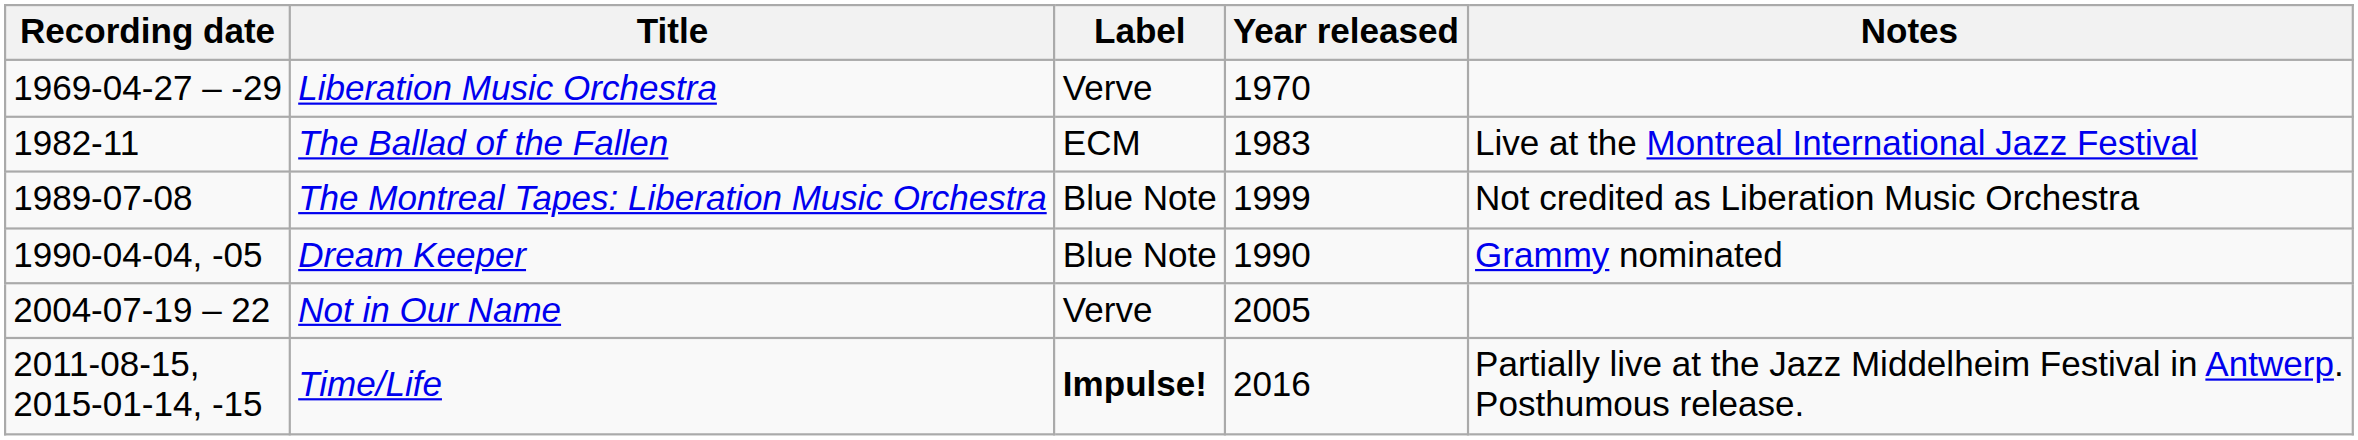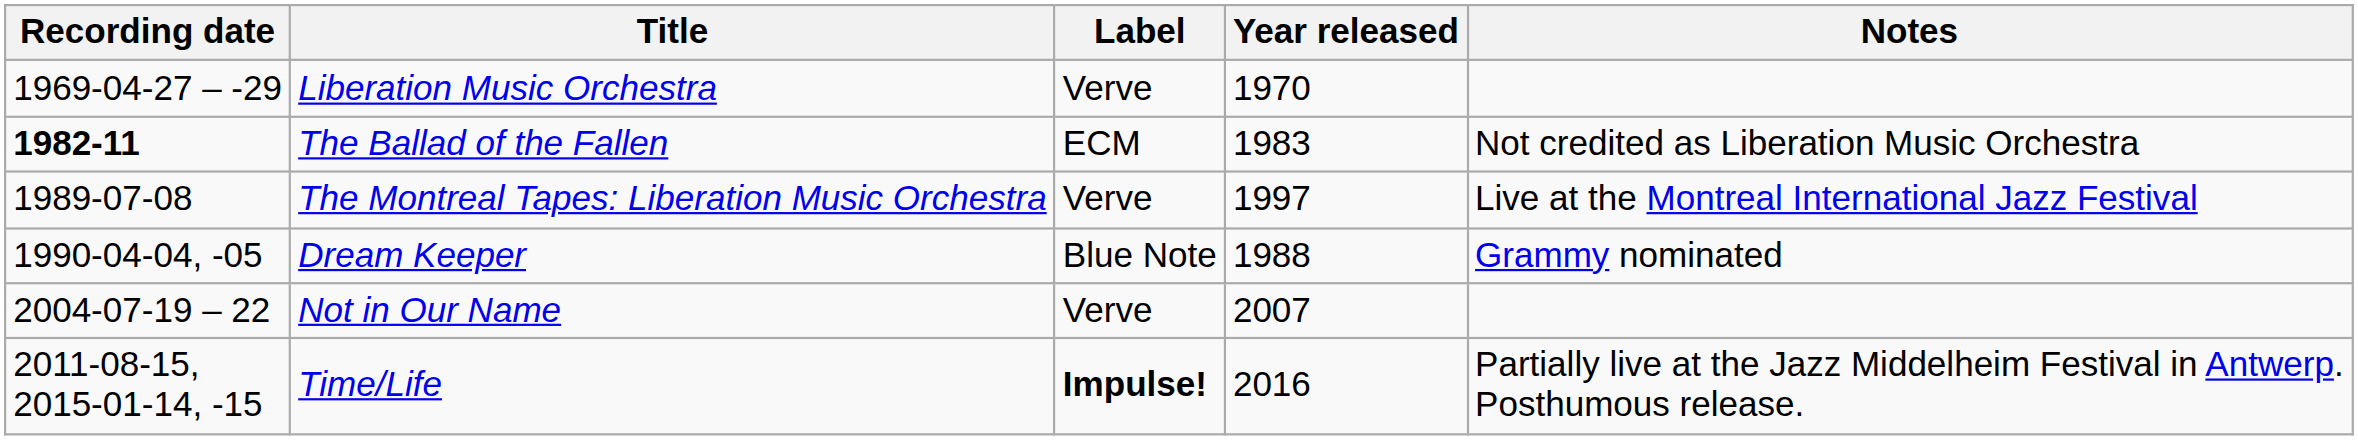(76, 143) normal -> (77, 143) bold
(1836, 143) Live at the Montreal International Jazz Festival -> (1807, 143) Not credited as Liberation Music Orchestra
(1140, 198) Blue Note -> (1108, 198) Verve
(1272, 198) 1999 -> (1272, 198) 1997
(1807, 198) Not credited as Liberation Music Orchestra -> (1836, 198) Live at the Montreal International Jazz Festival
(1272, 254) 1990 -> (1272, 254) 1988
(1272, 310) 2005 -> (1272, 310) 2007
